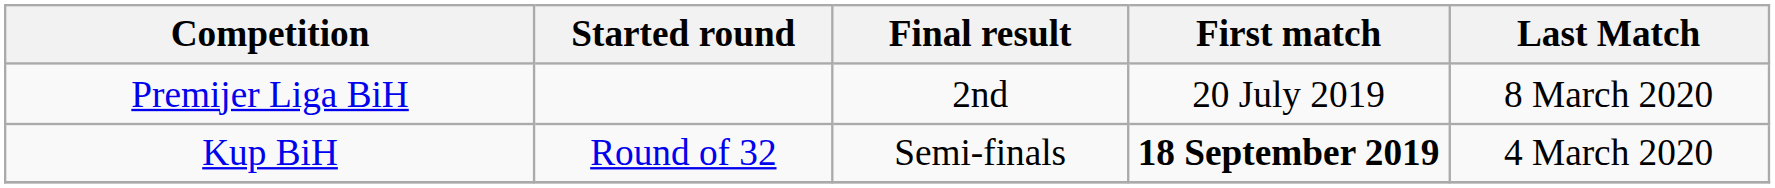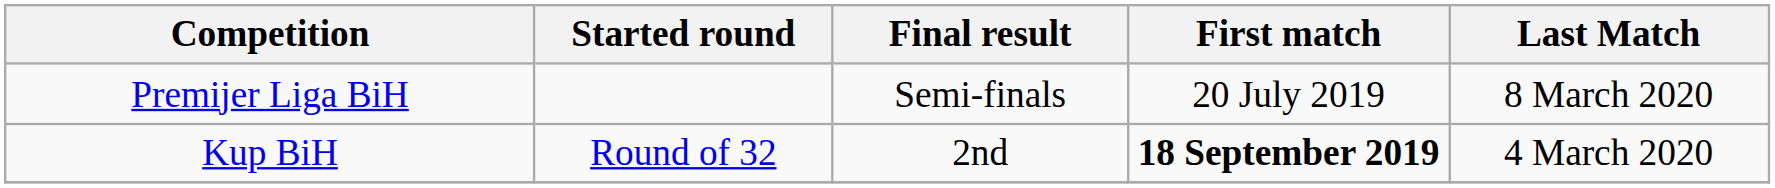(980, 93) 2nd -> (980, 93) Semi-finals
(980, 152) Semi-finals -> (980, 152) 2nd
